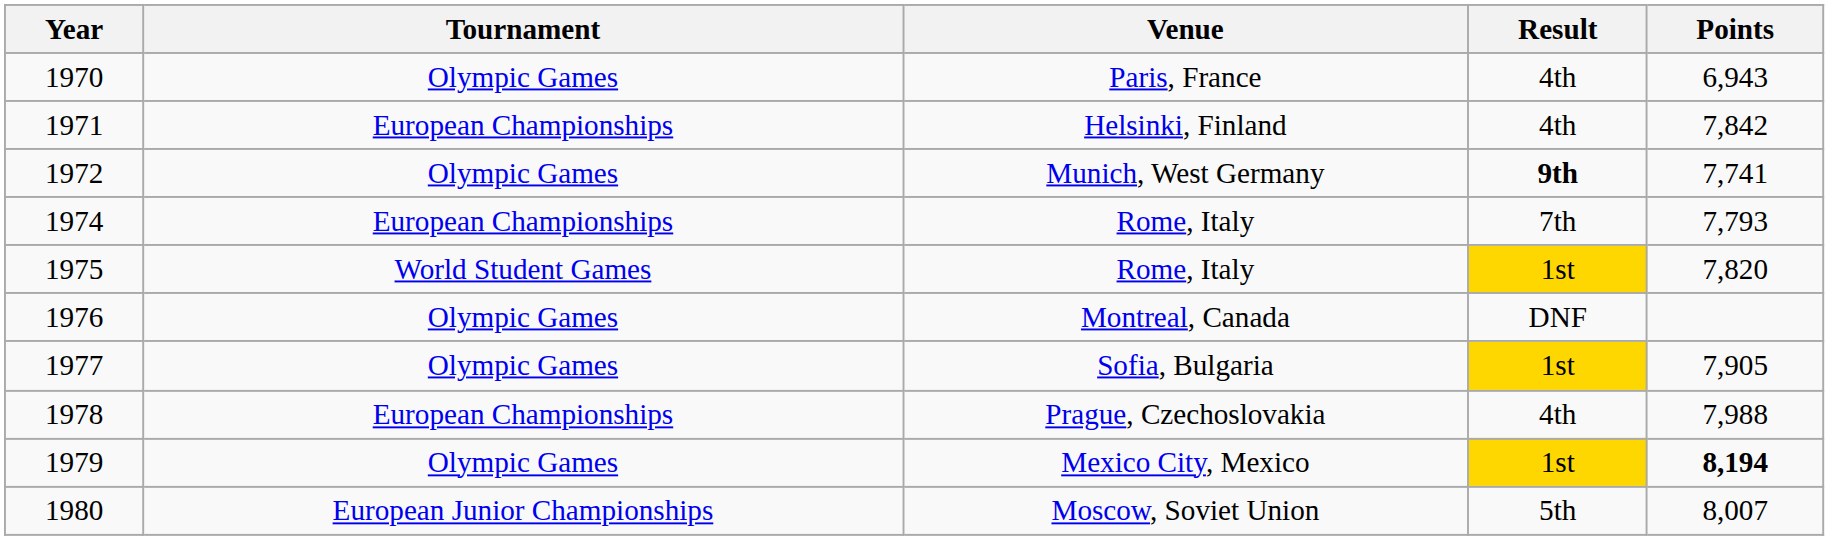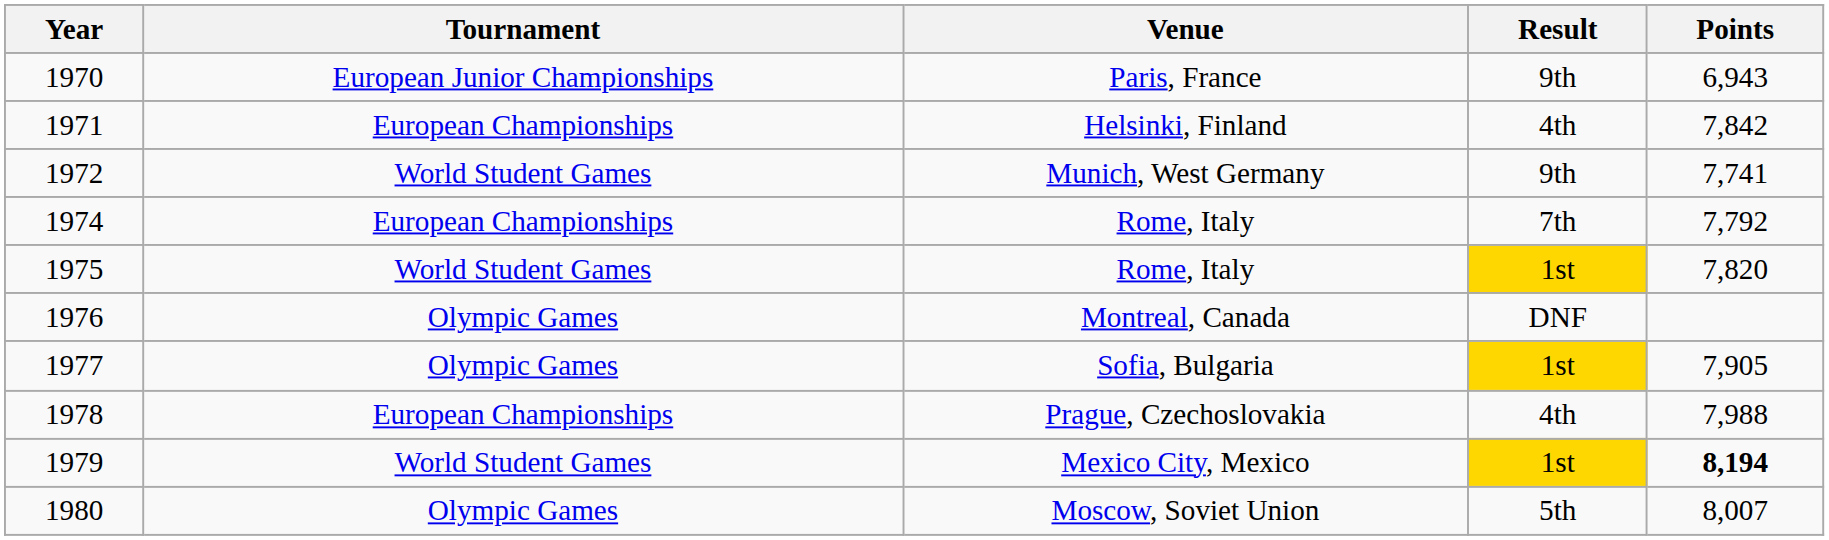(523, 76) Olympic Games -> (523, 76) European Junior Championships
(1558, 76) 4th -> (1558, 76) 9th
(523, 173) Olympic Games -> (523, 173) World Student Games
(1558, 173) bold -> (1558, 173) normal
(1735, 221) 7,793 -> (1735, 221) 7,792
(523, 461) Olympic Games -> (523, 461) World Student Games
(523, 509) European Junior Championships -> (523, 509) Olympic Games
